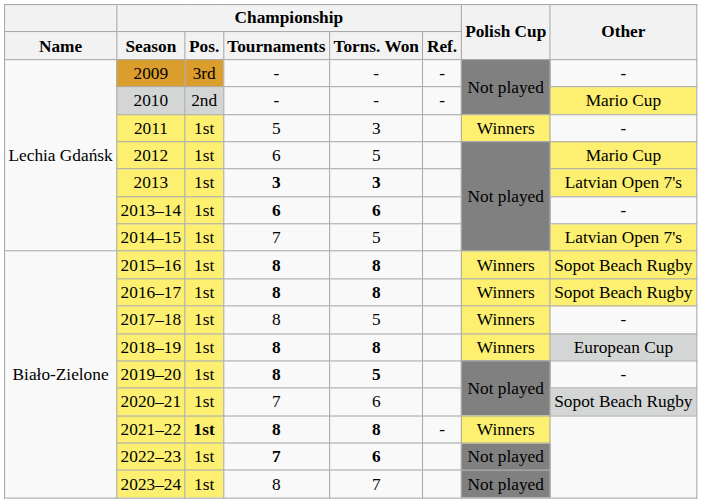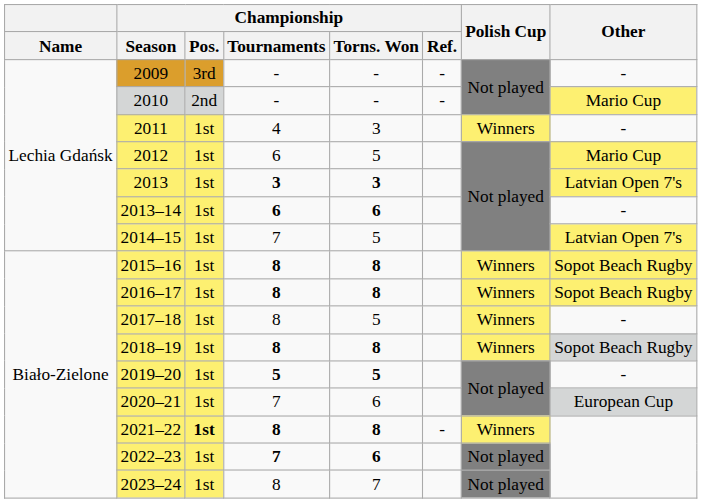(276, 127) 5 -> (276, 127) 4
(623, 347) European Cup -> (623, 347) Sopot Beach Rugby
(276, 374) 8 -> (276, 374) 5
(623, 401) Sopot Beach Rugby -> (623, 401) European Cup
